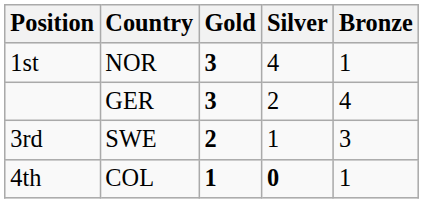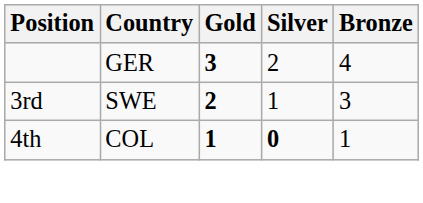- row: (25, 62)
